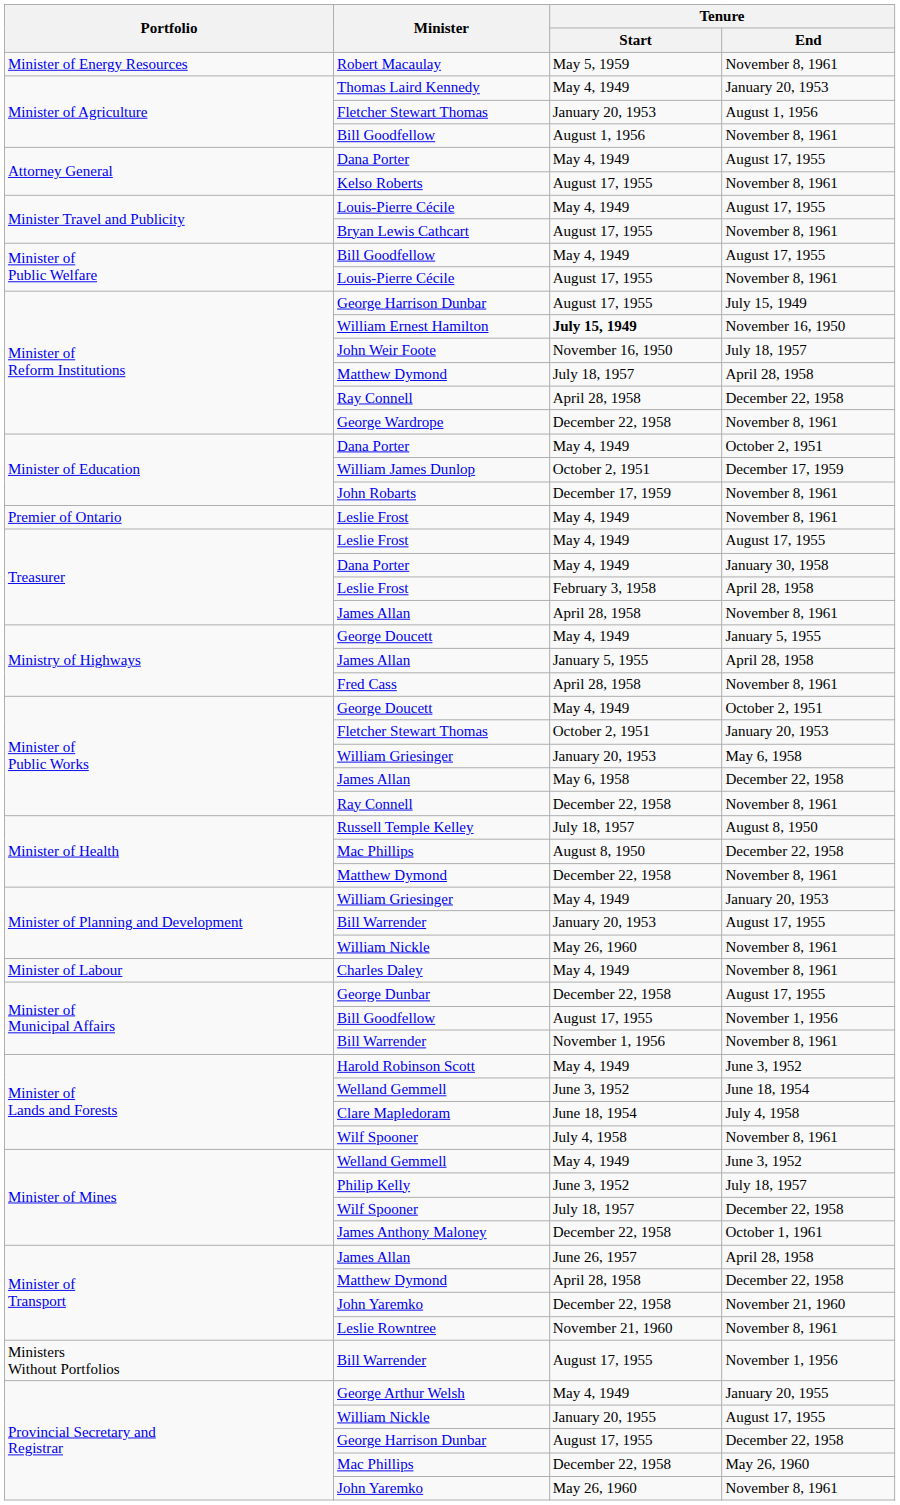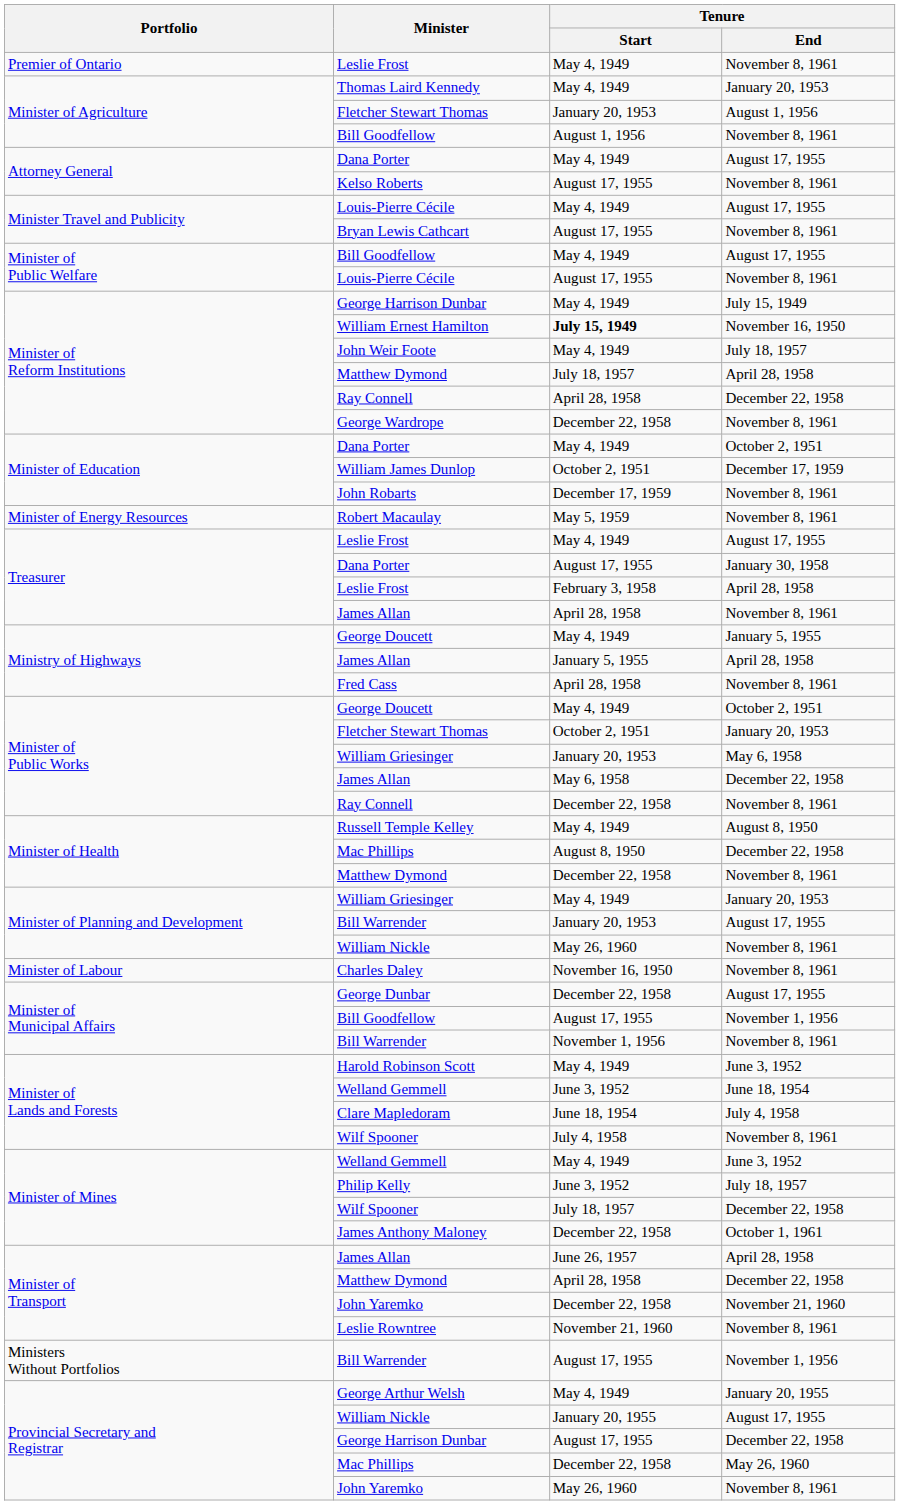rows swapped: (373, 517) <-> (389, 64)
(603, 302) August 17, 1955 -> (591, 302) May 4, 1949
(613, 350) November 16, 1950 -> (591, 350) May 4, 1949
(591, 565) May 4, 1949 -> (603, 565) August 17, 1955
(593, 827) July 18, 1957 -> (591, 827) May 4, 1949
(591, 970) May 4, 1949 -> (613, 970) November 16, 1950
